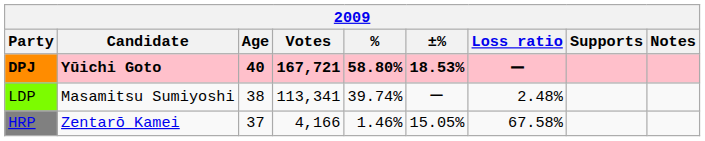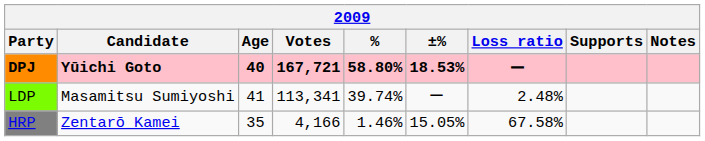(255, 97) 38 -> (255, 97) 41
(255, 123) 37 -> (255, 123) 35
